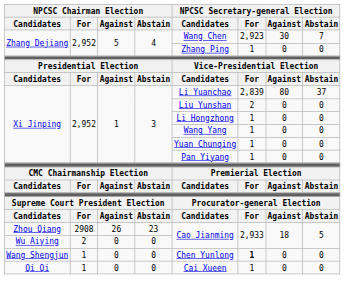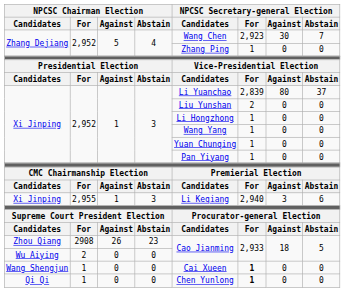+ row: (37, 199)
(205, 255) Chen Yunlong -> (205, 268) Cai Xueen
(205, 268) Cai Xueen -> (205, 281) Chen Yunlong
(252, 268) normal -> (252, 281) bold
